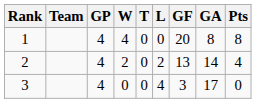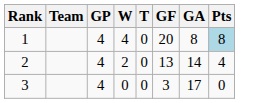- column: (161, 16)
(238, 39) no background -> (222, 39) lightblue background
